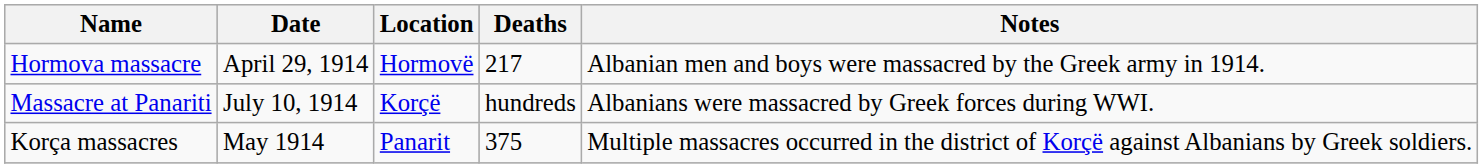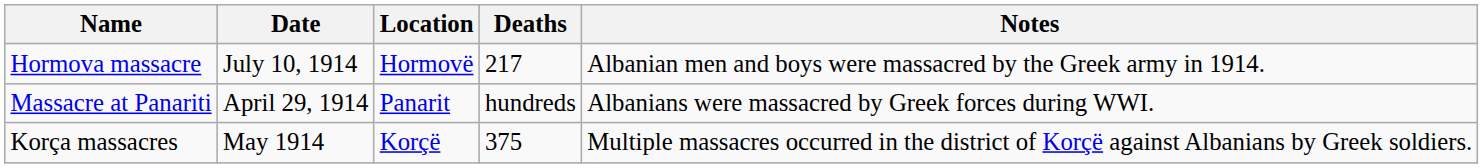(296, 63) April 29, 1914 -> (290, 63) July 10, 1914
(290, 102) July 10, 1914 -> (296, 102) April 29, 1914
(410, 102) Korçë -> (415, 102) Panarit
(415, 142) Panarit -> (410, 142) Korçë
